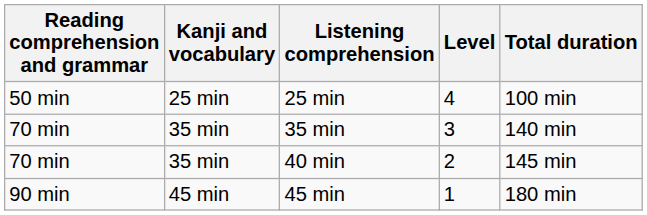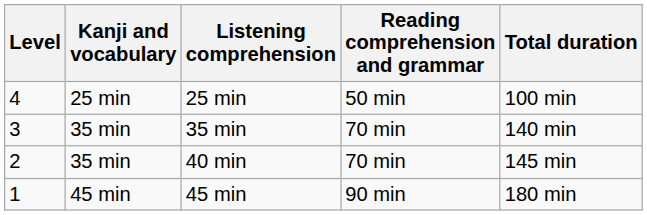columns swapped: (470, 43) <-> (84, 43)
